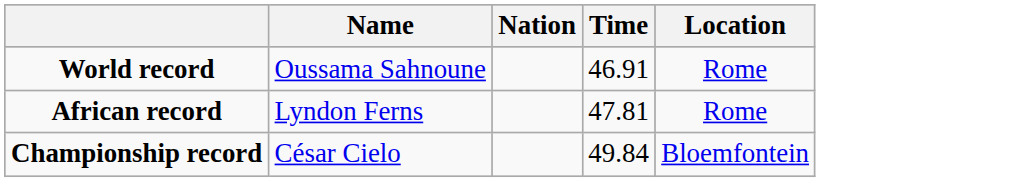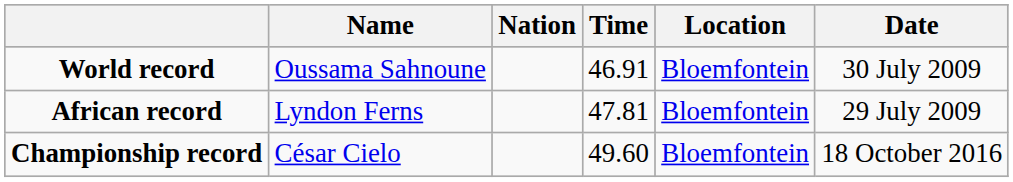+ column: (912, 25)
(735, 68) Rome -> (735, 68) Bloemfontein
(735, 111) Rome -> (735, 111) Bloemfontein
(619, 153) 49.84 -> (619, 153) 49.60
